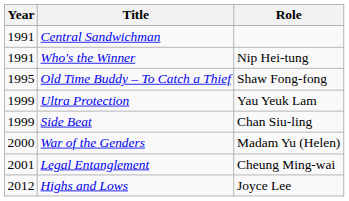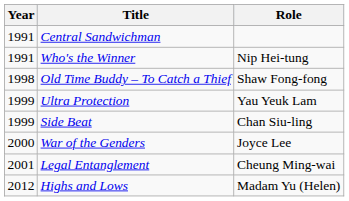(21, 79) 1995 -> (21, 79) 1998
(289, 143) Madam Yu (Helen) -> (264, 143) Joyce Lee
(264, 185) Joyce Lee -> (289, 185) Madam Yu (Helen)
